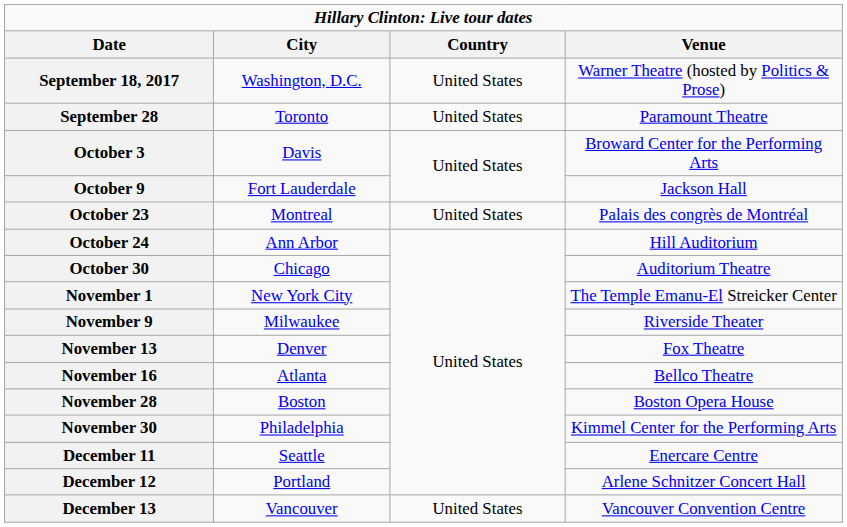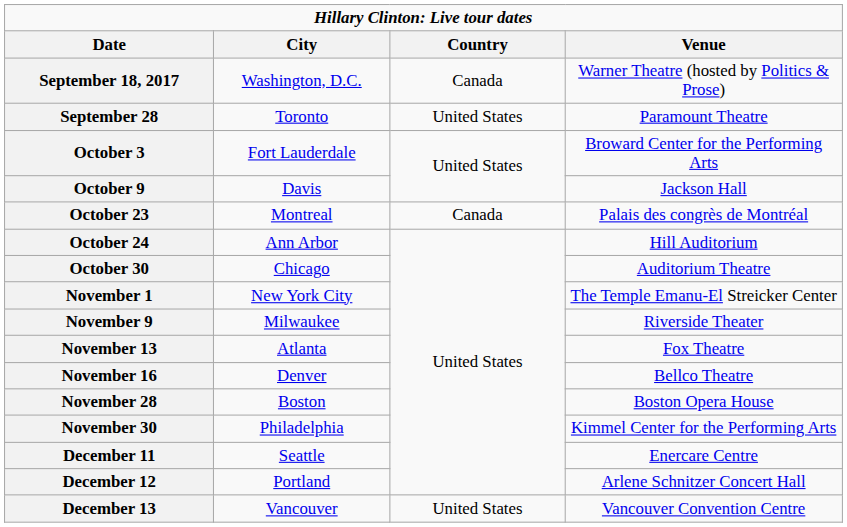(477, 80) United States -> (477, 80) Canada
(302, 152) Davis -> (302, 152) Fort Lauderdale
(302, 188) Fort Lauderdale -> (302, 188) Davis
(477, 215) United States -> (477, 215) Canada
(302, 348) Denver -> (302, 348) Atlanta
(302, 375) Atlanta -> (302, 375) Denver
